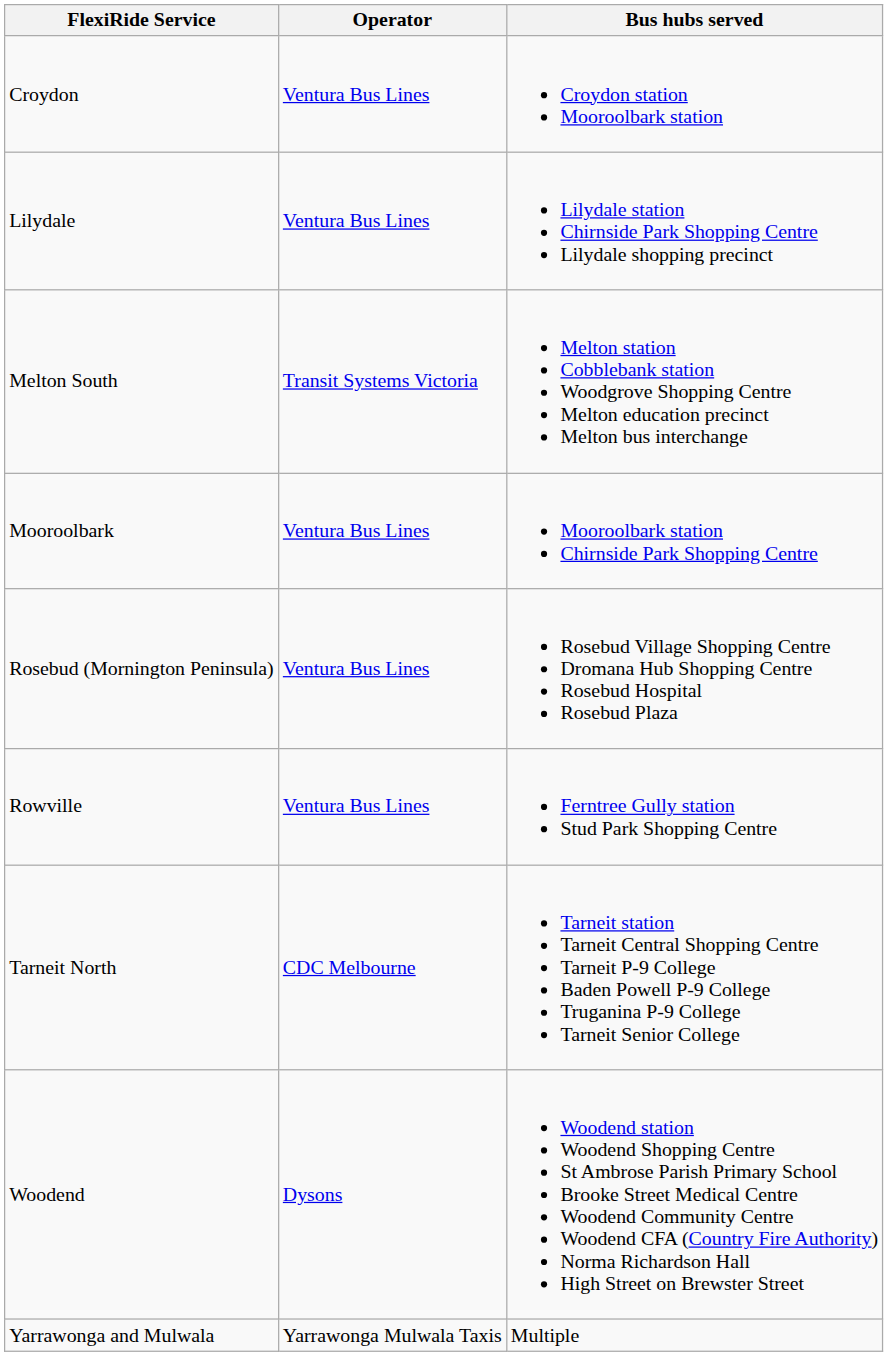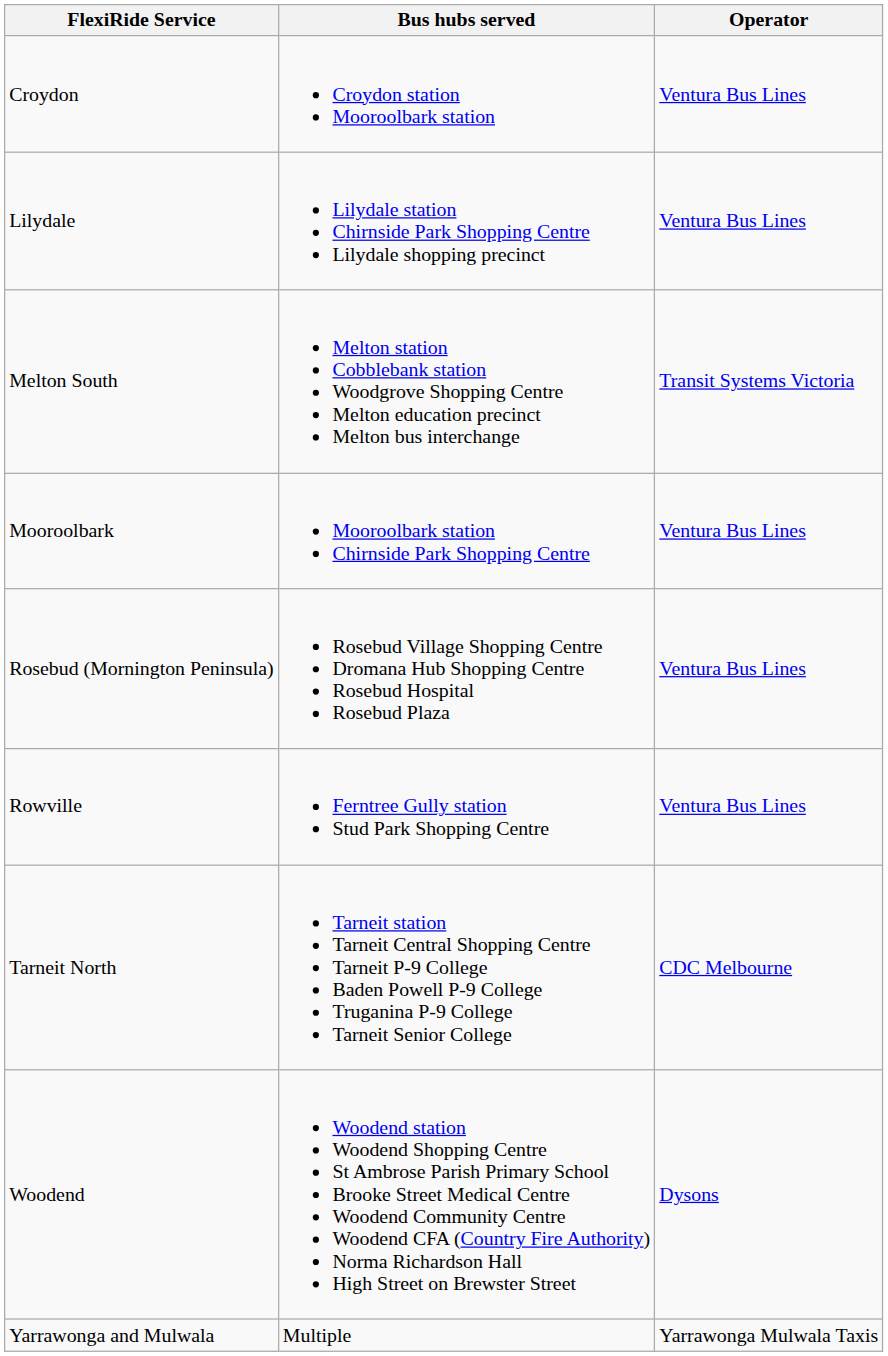columns swapped: (392, 20) <-> (694, 20)
